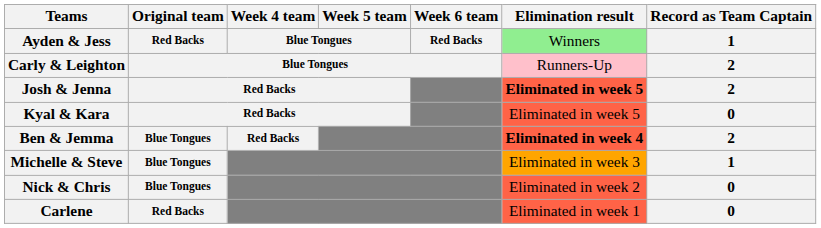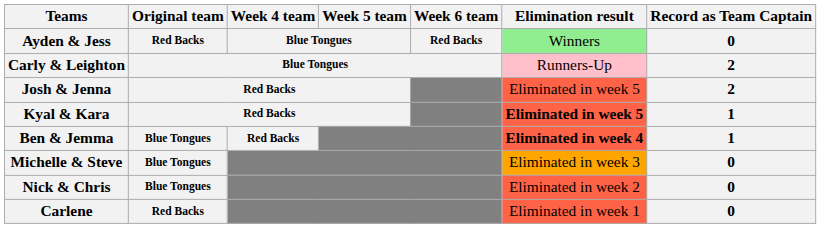(731, 41) 1 -> (731, 41) 0
(574, 89) bold -> (574, 89) normal
(574, 114) normal -> (574, 114) bold
(731, 114) 0 -> (731, 114) 1
(731, 138) 2 -> (731, 138) 1
(731, 162) 1 -> (731, 162) 0
